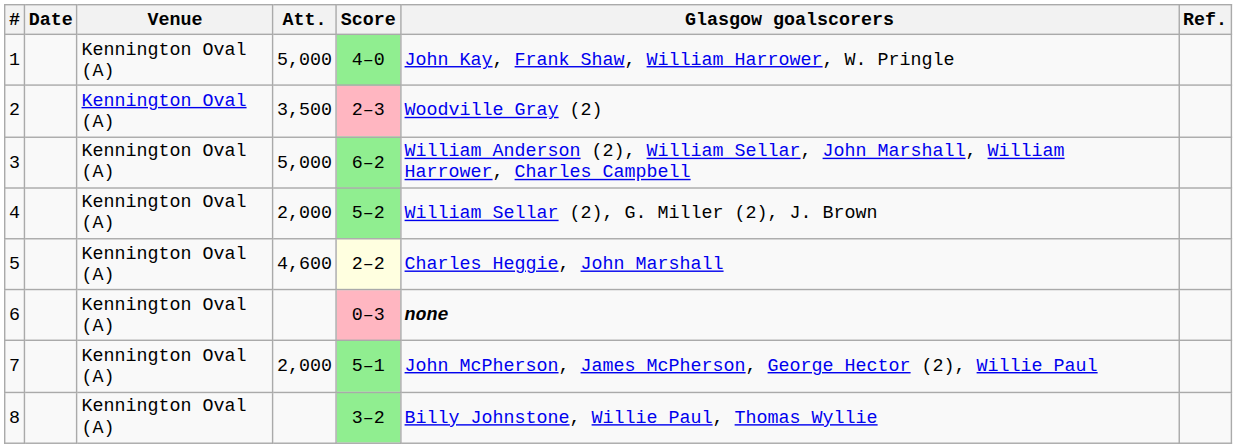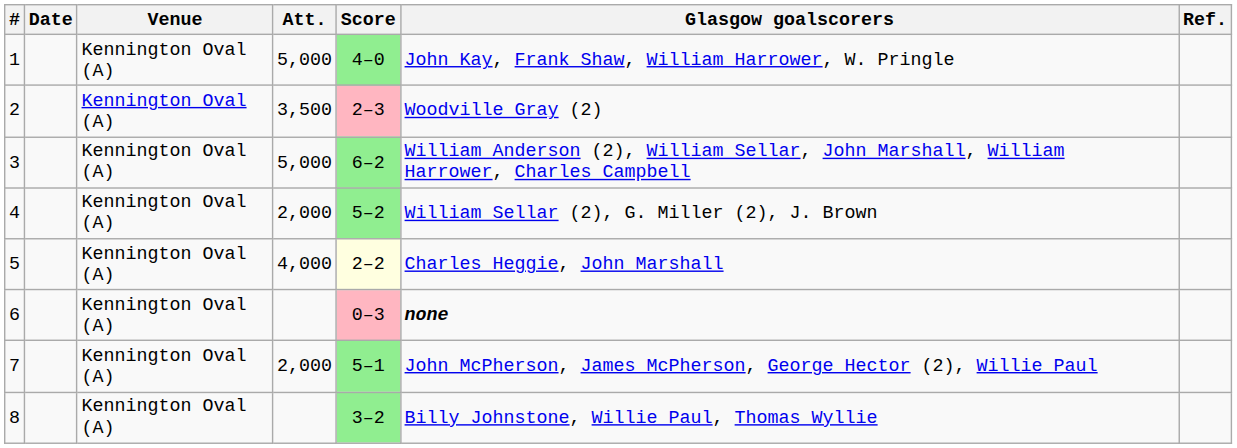(305, 264) 4,600 -> (305, 264) 4,000
